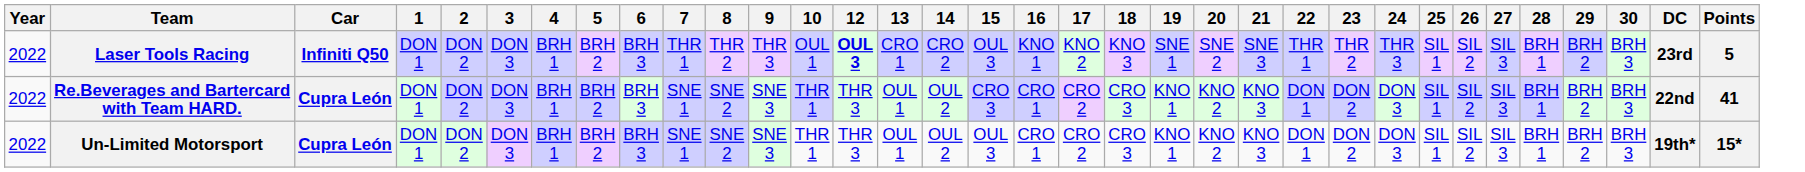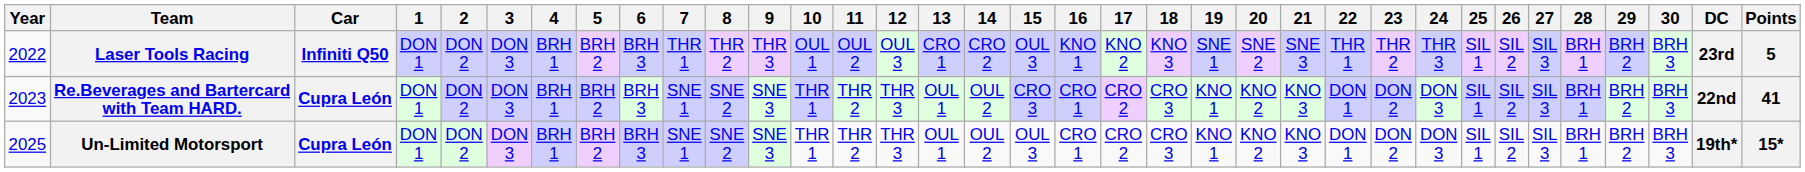+ column: (855, 18)
(855, 53) bold -> (897, 53) normal
(27, 99) 2022 -> (27, 99) 2023
(27, 144) 2022 -> (27, 144) 2025
